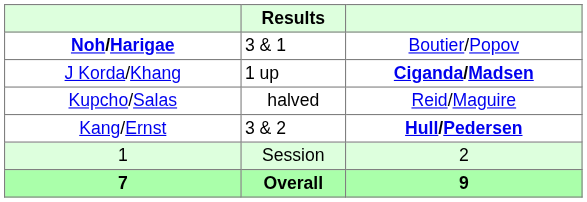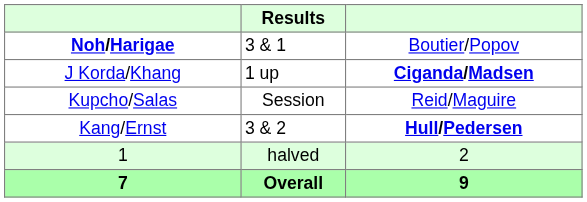(293, 100) halved -> (293, 100) Session
(293, 155) Session -> (293, 155) halved
